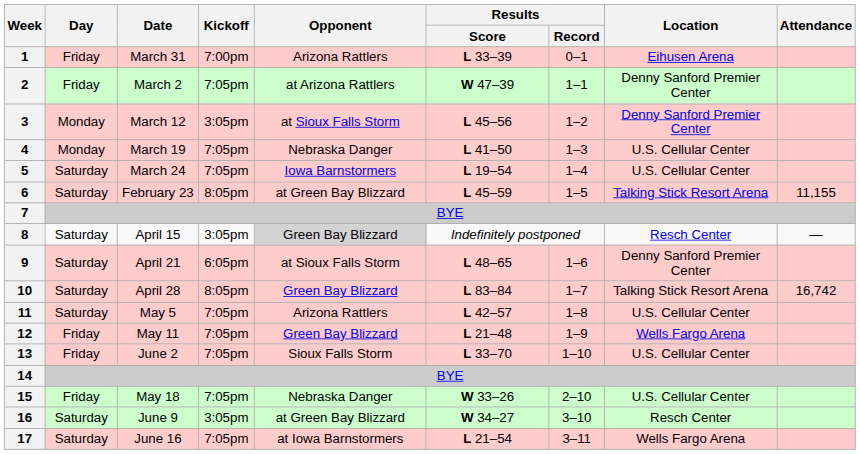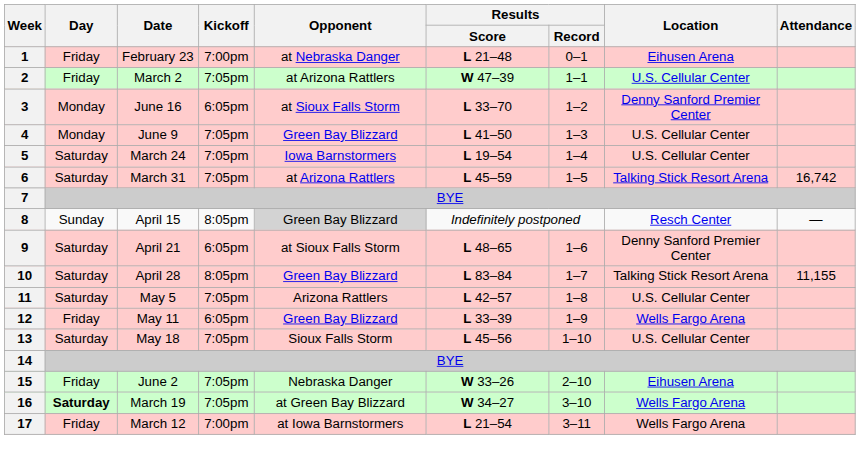(158, 57) March 31 -> (158, 57) February 23
(340, 57) Arizona Rattlers -> (340, 57) at Nebraska Danger
(488, 57) L 33–39 -> (488, 57) L 21–48
(691, 85) Denny Sanford Premier Center -> (691, 78) U.S. Cellular Center
(158, 121) March 12 -> (158, 106) June 16
(226, 121) 3:05pm -> (226, 106) 6:05pm
(488, 121) L 45–56 -> (488, 106) L 33–70
(158, 150) March 19 -> (158, 135) June 9
(340, 150) Nebraska Danger -> (340, 135) Green Bay Blizzard
(158, 192) February 23 -> (158, 177) March 31
(226, 192) 8:05pm -> (226, 177) 7:05pm
(340, 192) at Green Bay Blizzard -> (340, 177) at Arizona Rattlers
(816, 192) 11,155 -> (816, 177) 16,742
(81, 234) Saturday -> (81, 219) Sunday
(226, 234) 3:05pm -> (226, 219) 8:05pm
(816, 291) 16,742 -> (816, 276) 11,155
(226, 333) 7:05pm -> (226, 318) 6:05pm
(488, 333) L 21–48 -> (488, 318) L 33–39
(81, 354) Friday -> (81, 339) Saturday
(158, 354) June 2 -> (158, 339) May 18
(488, 354) L 33–70 -> (488, 339) L 45–56
(158, 396) May 18 -> (158, 381) June 2
(691, 396) U.S. Cellular Center -> (691, 381) Eihusen Arena
(81, 417) normal -> (81, 402) bold
(158, 417) June 9 -> (158, 402) March 19
(226, 417) 3:05pm -> (226, 402) 7:05pm
(691, 417) Resch Center -> (691, 402) Wells Fargo Arena
(81, 438) Saturday -> (81, 424) Friday
(158, 438) June 16 -> (158, 424) March 12
(226, 438) 7:05pm -> (226, 424) 7:00pm
